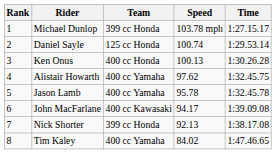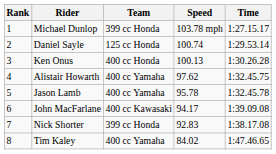(187, 124) 92.13 -> (187, 124) 92.83
